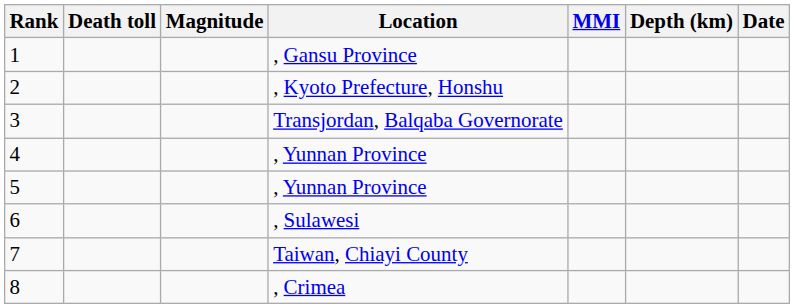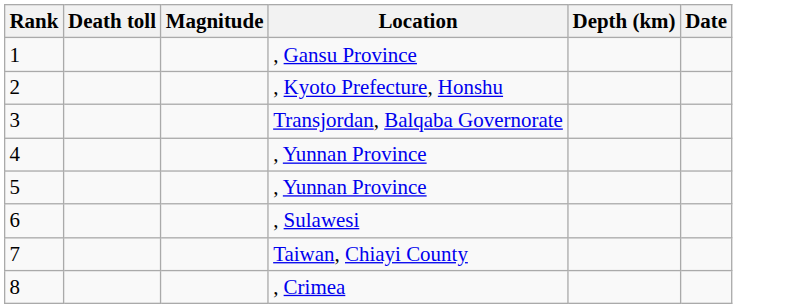- column: (596, 21)
